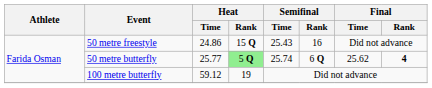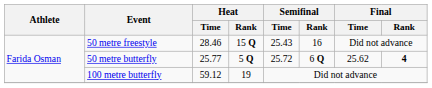(211, 43) 24.86 -> (211, 43) 28.46
(246, 59) lightgreen background -> (246, 59) no background
(282, 59) 25.74 -> (282, 59) 25.72
